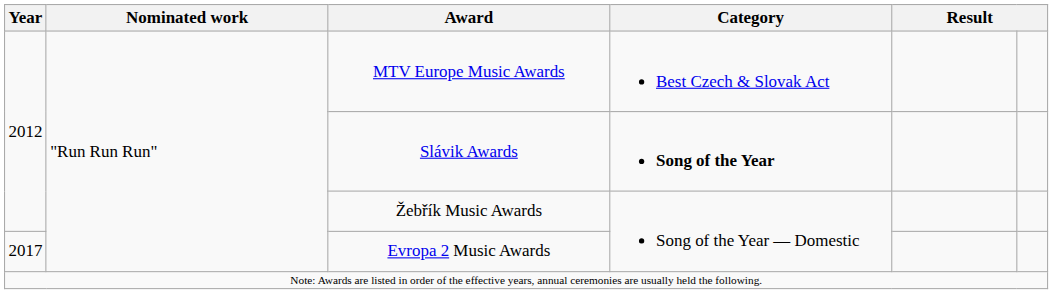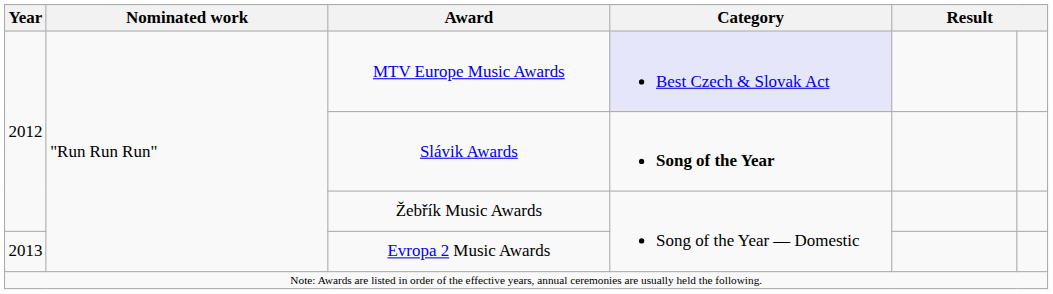(751, 81) no background -> (751, 81) lavender background
(25, 251) 2017 -> (25, 251) 2013
